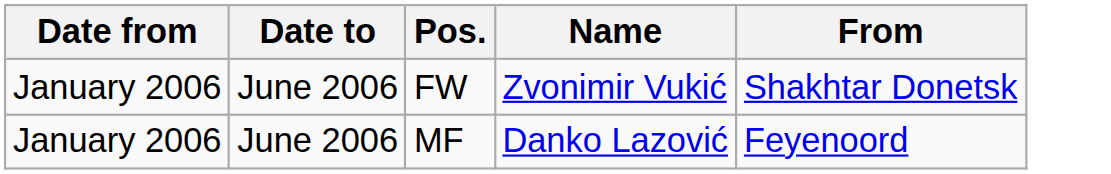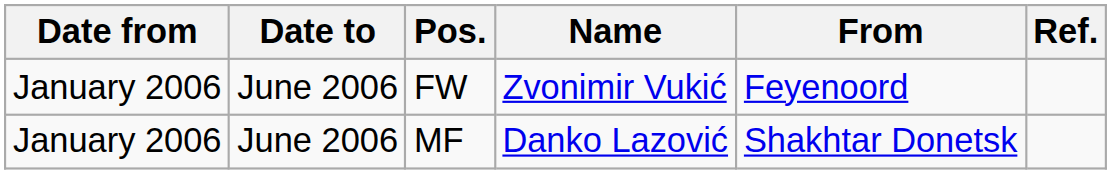+ column: (1066, 31)
(881, 86) Shakhtar Donetsk -> (826, 86) Feyenoord
(826, 140) Feyenoord -> (881, 140) Shakhtar Donetsk
